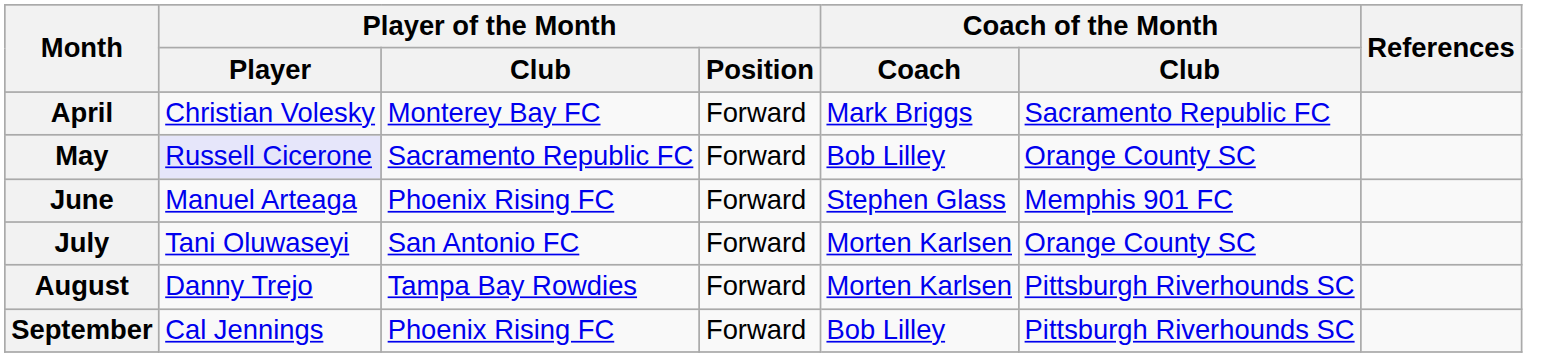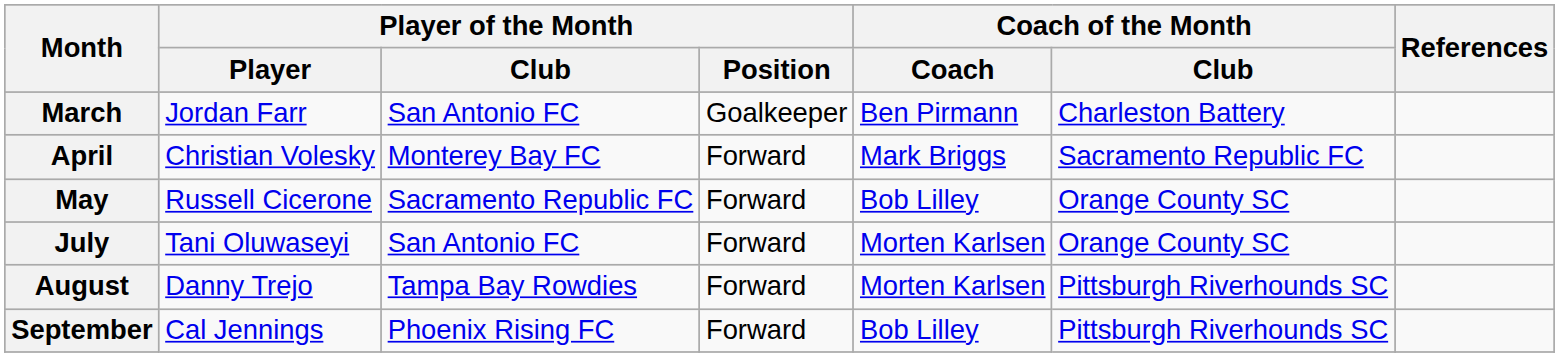+ row: (82, 112)
(269, 156) lavender background -> (269, 199) no background
- row: (82, 199)
